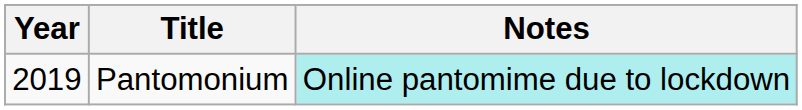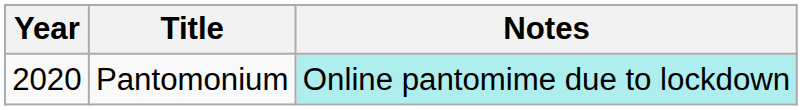(47, 78) 2019 -> (47, 78) 2020
